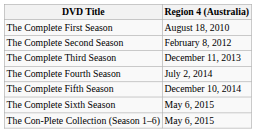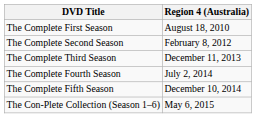- row: (61, 105)
